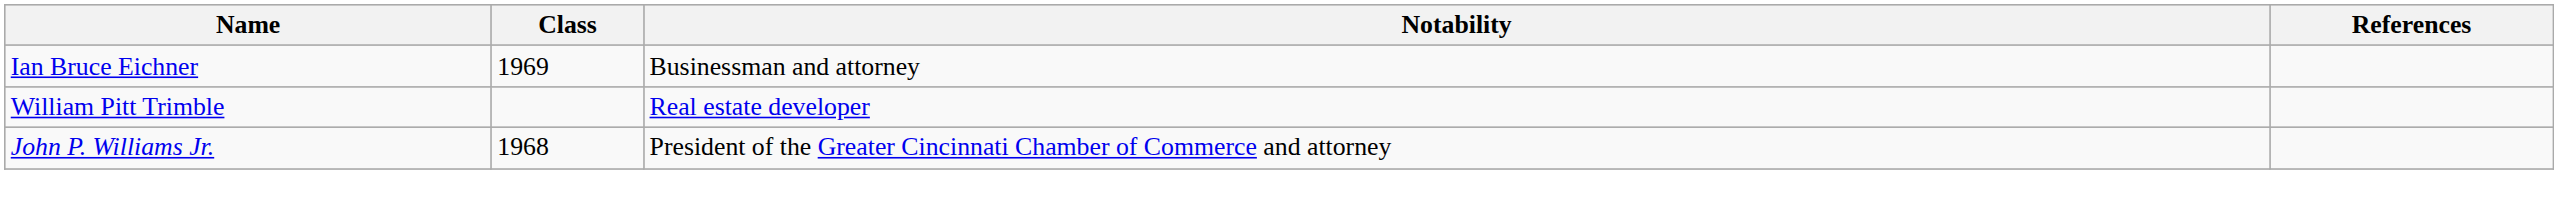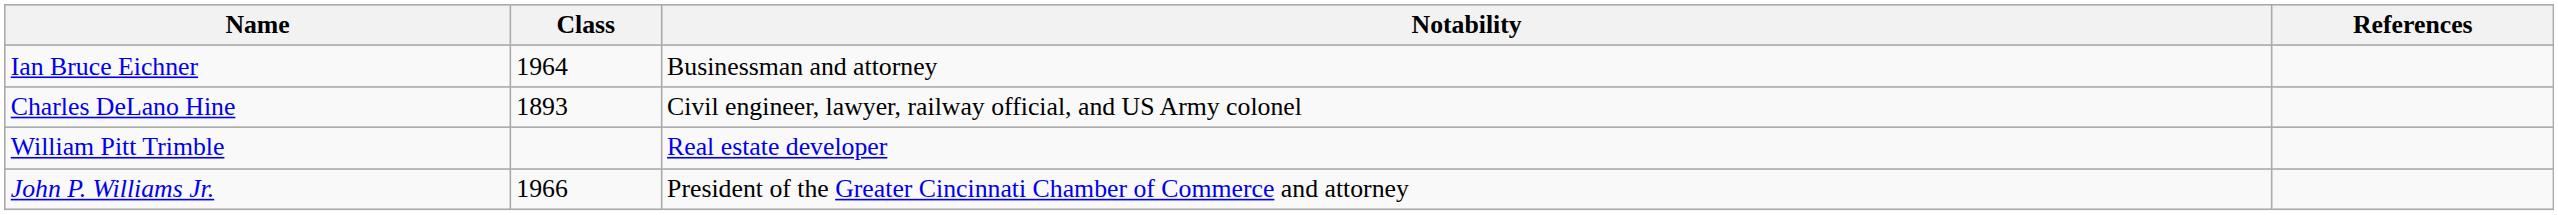(523, 65) 1969 -> (542, 65) 1964
+ row: (123, 106)
(523, 147) 1968 -> (542, 188) 1966
